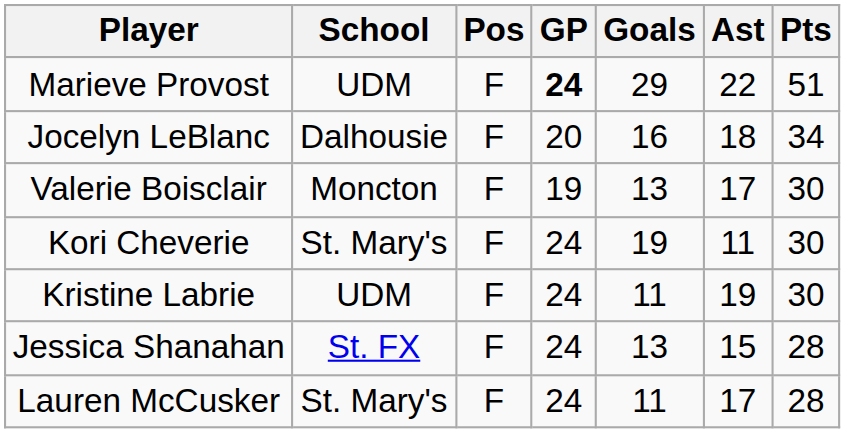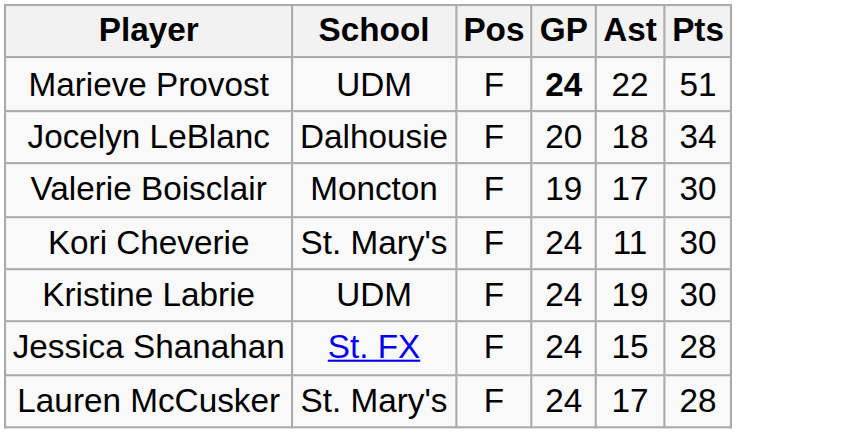- column: (649, 30)
